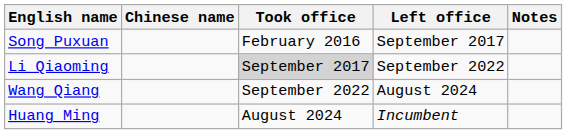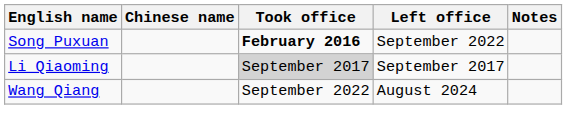(301, 42) normal -> (301, 42) bold
(441, 42) September 2017 -> (441, 42) September 2022
(441, 67) September 2022 -> (441, 67) September 2017
- row: (54, 116)
